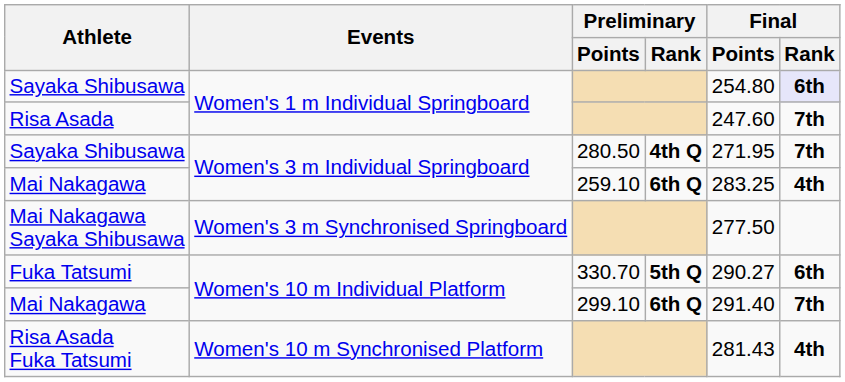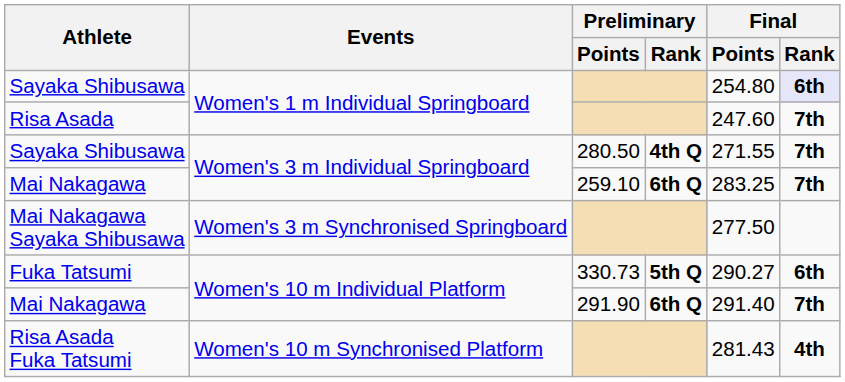(743, 152) 271.95 -> (743, 152) 271.55
(810, 184) 4th -> (810, 184) 7th
(608, 272) 330.70 -> (608, 272) 330.73
(608, 305) 299.10 -> (608, 305) 291.90
